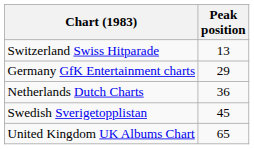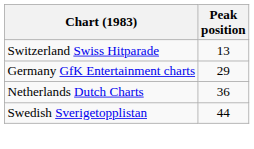(223, 112) 45 -> (223, 112) 44
- row: (101, 133)
